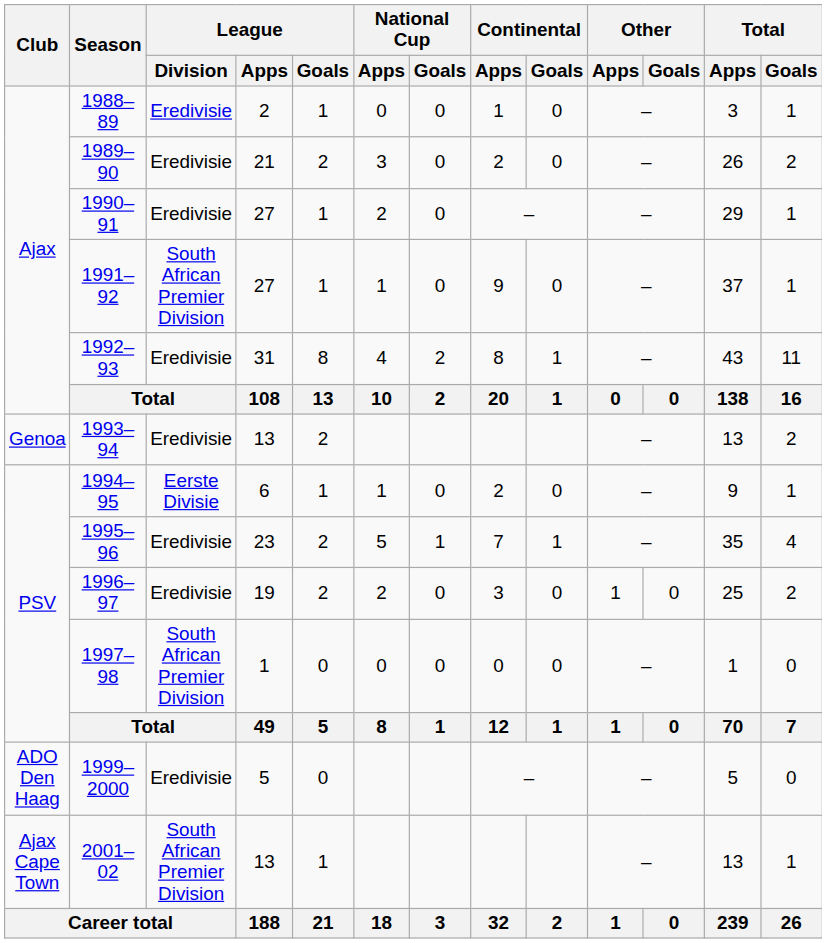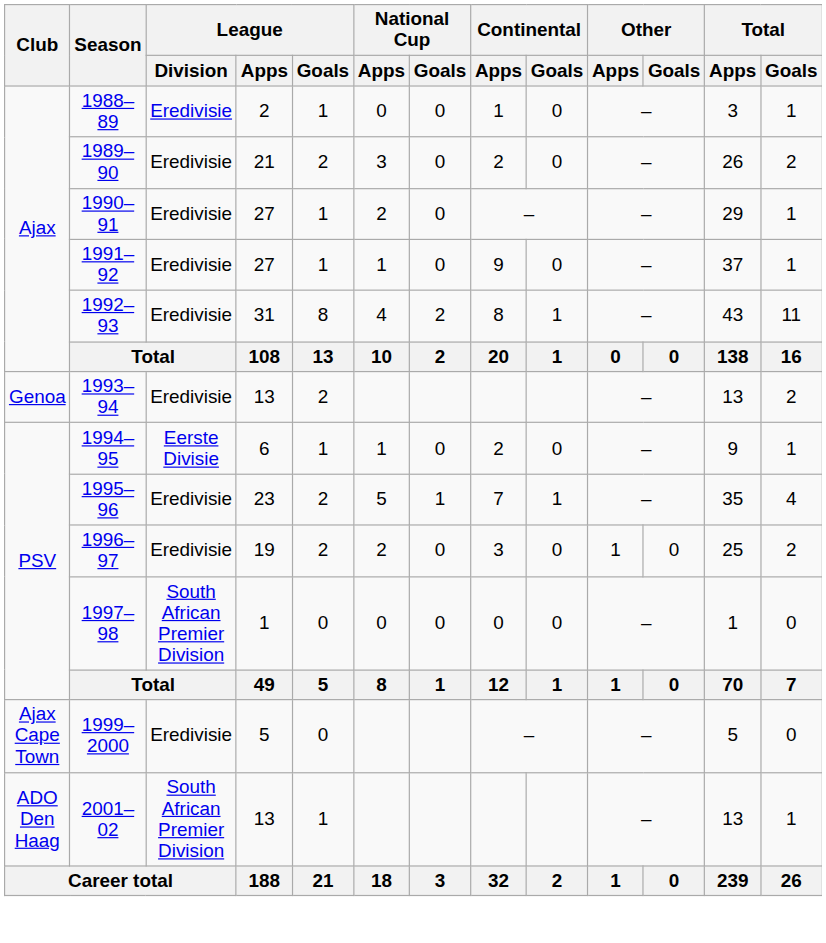(191, 286) South African Premier Division -> (191, 264) Eredivisie
(37, 778) ADO Den Haag -> (37, 736) Ajax Cape Town
(37, 861) Ajax Cape Town -> (37, 819) ADO Den Haag
